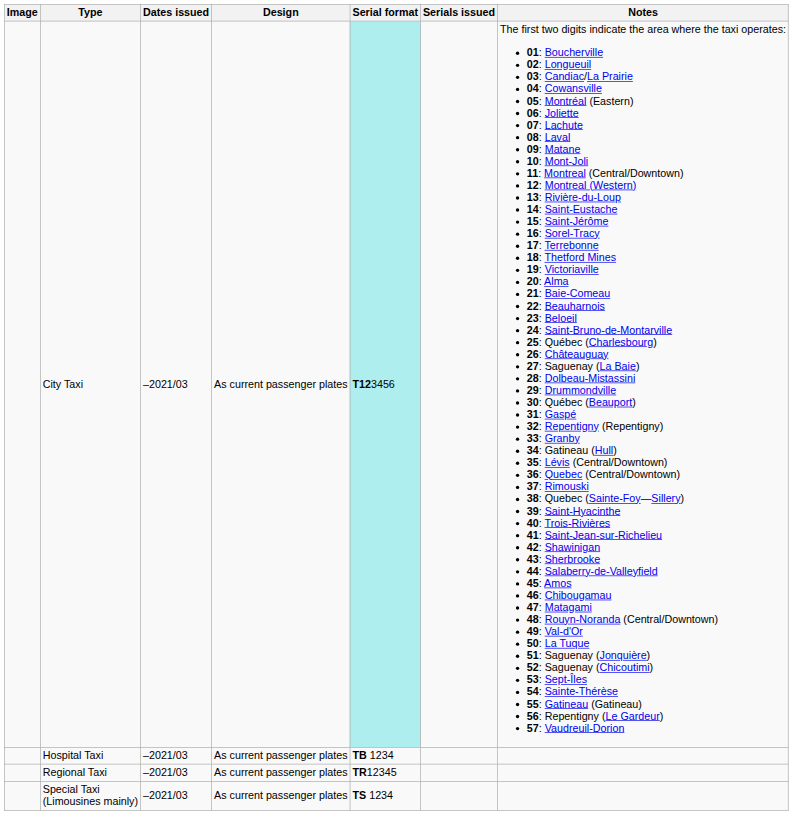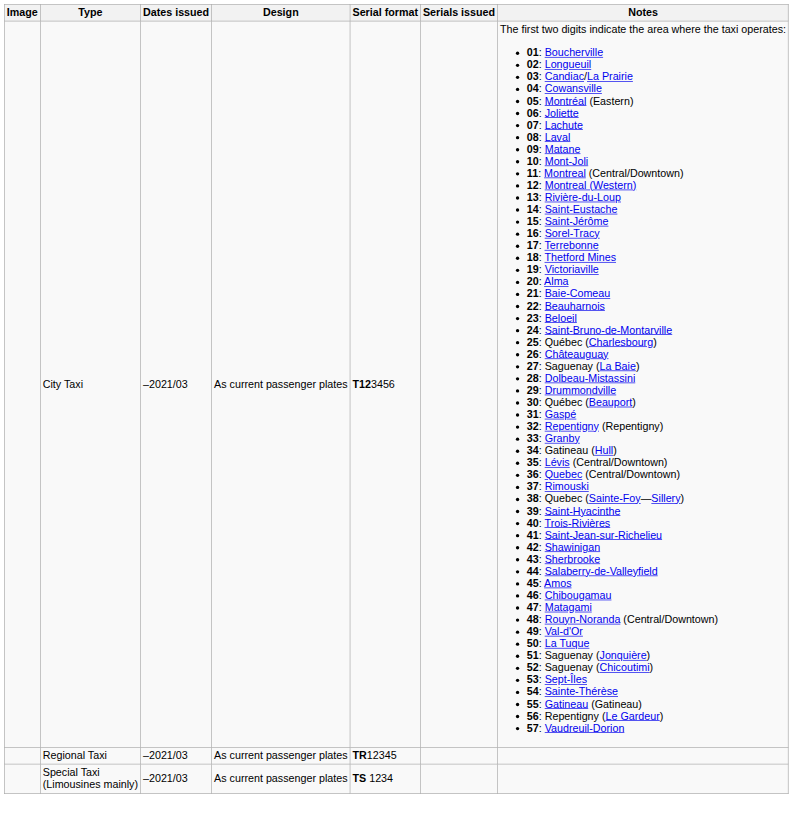(374, 384) paleturquoise background -> (374, 384) no background
- row: (73, 755)
